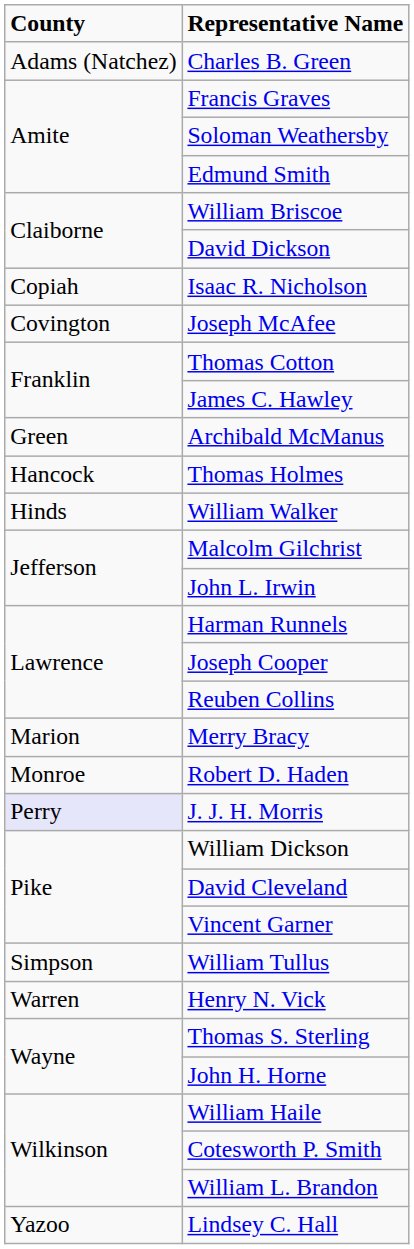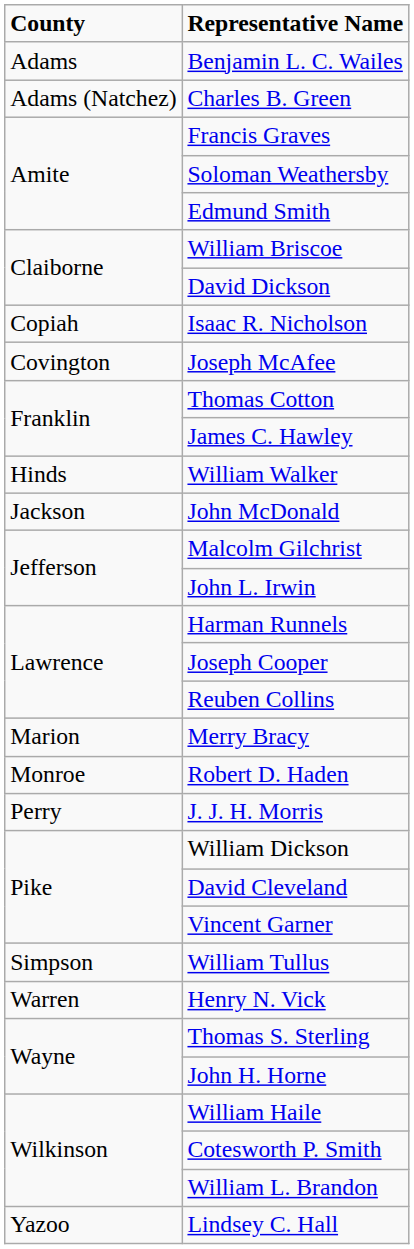+ row: (295, 60)
- row: (286, 436)
- row: (265, 473)
+ row: (263, 511)
(36, 811) lavender background -> (36, 811) no background
